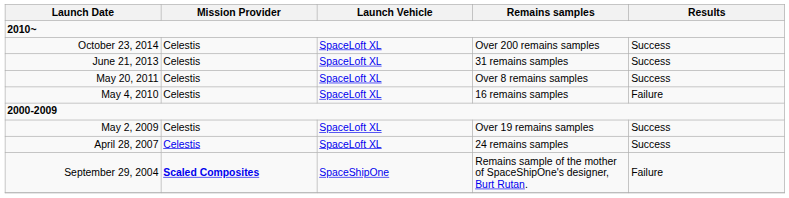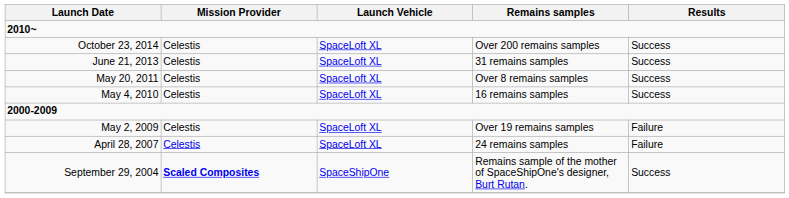(647, 95) Failure -> (651, 95) Success
(651, 128) Success -> (647, 128) Failure
(651, 144) Success -> (647, 144) Failure
(647, 172) Failure -> (651, 172) Success
